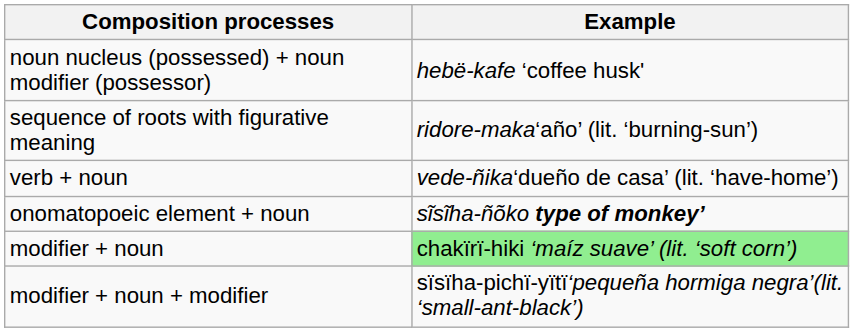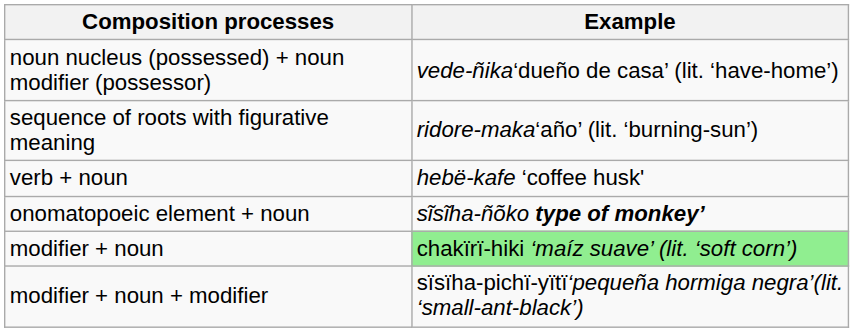(531, 69) hebë-kafe ‘coffee husk' -> (628, 69) vede-ñika‘dueño de casa’ (lit. ‘have-home’)
(628, 177) vede-ñika‘dueño de casa’ (lit. ‘have-home’) -> (531, 177) hebë-kafe ‘coffee husk'
